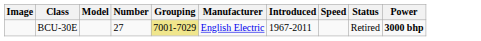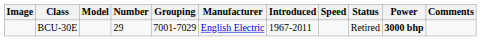+ column: (451, 12)
(118, 28) 27 -> (118, 28) 29
(175, 28) khaki background -> (175, 28) no background
